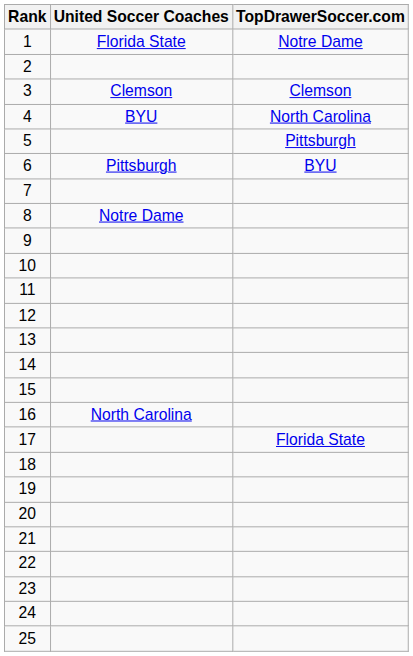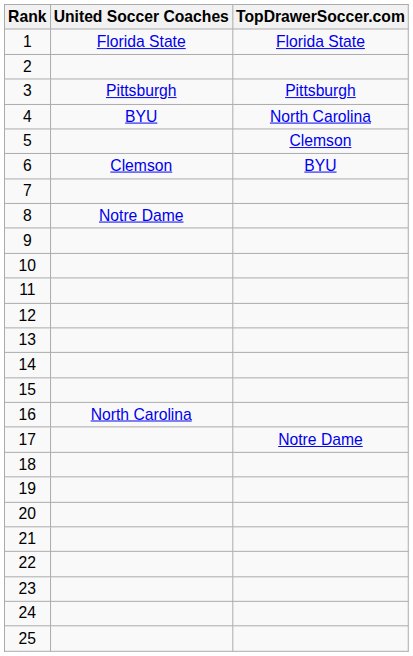(320, 41) Notre Dame -> (320, 41) Florida State
(141, 91) Clemson -> (141, 91) Pittsburgh
(320, 91) Clemson -> (320, 91) Pittsburgh
(320, 141) Pittsburgh -> (320, 141) Clemson
(141, 166) Pittsburgh -> (141, 166) Clemson
(320, 439) Florida State -> (320, 439) Notre Dame
